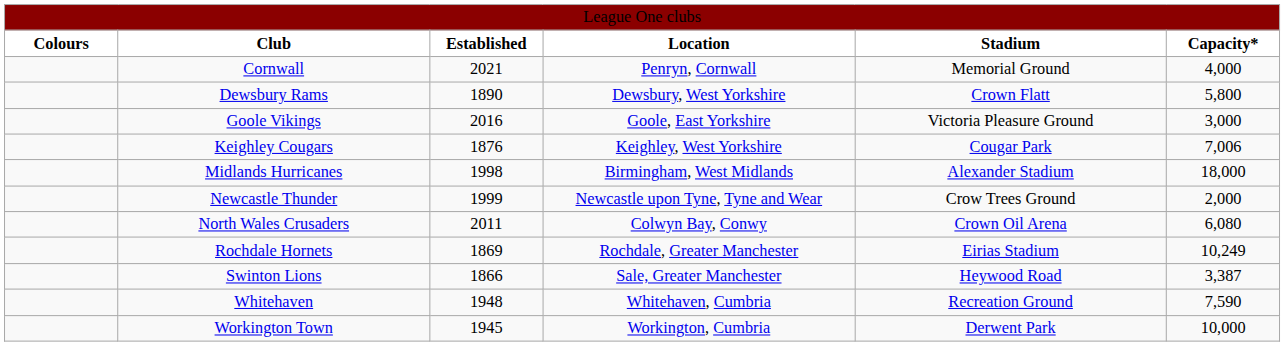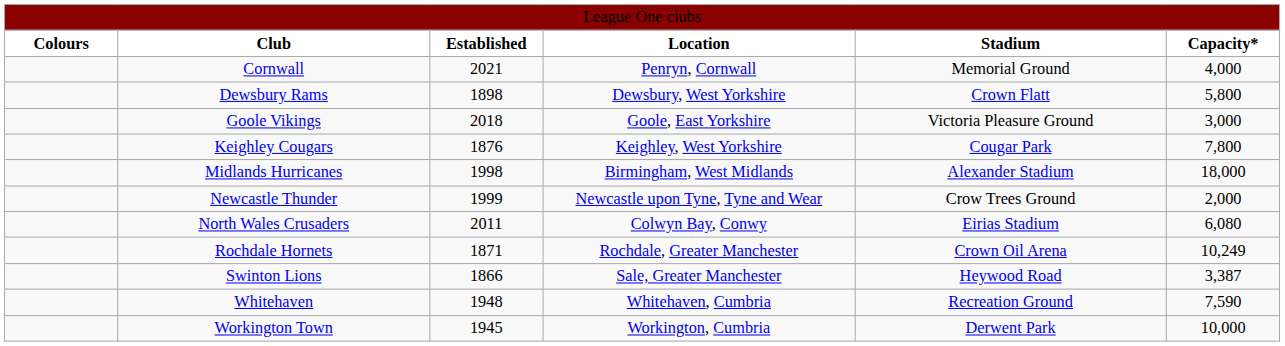(486, 95) 1890 -> (486, 95) 1898
(486, 120) 2016 -> (486, 120) 2018
(1223, 146) 7,006 -> (1223, 146) 7,800
(1011, 224) Crown Oil Arena -> (1011, 224) Eirias Stadium
(486, 250) 1869 -> (486, 250) 1871
(1011, 250) Eirias Stadium -> (1011, 250) Crown Oil Arena
